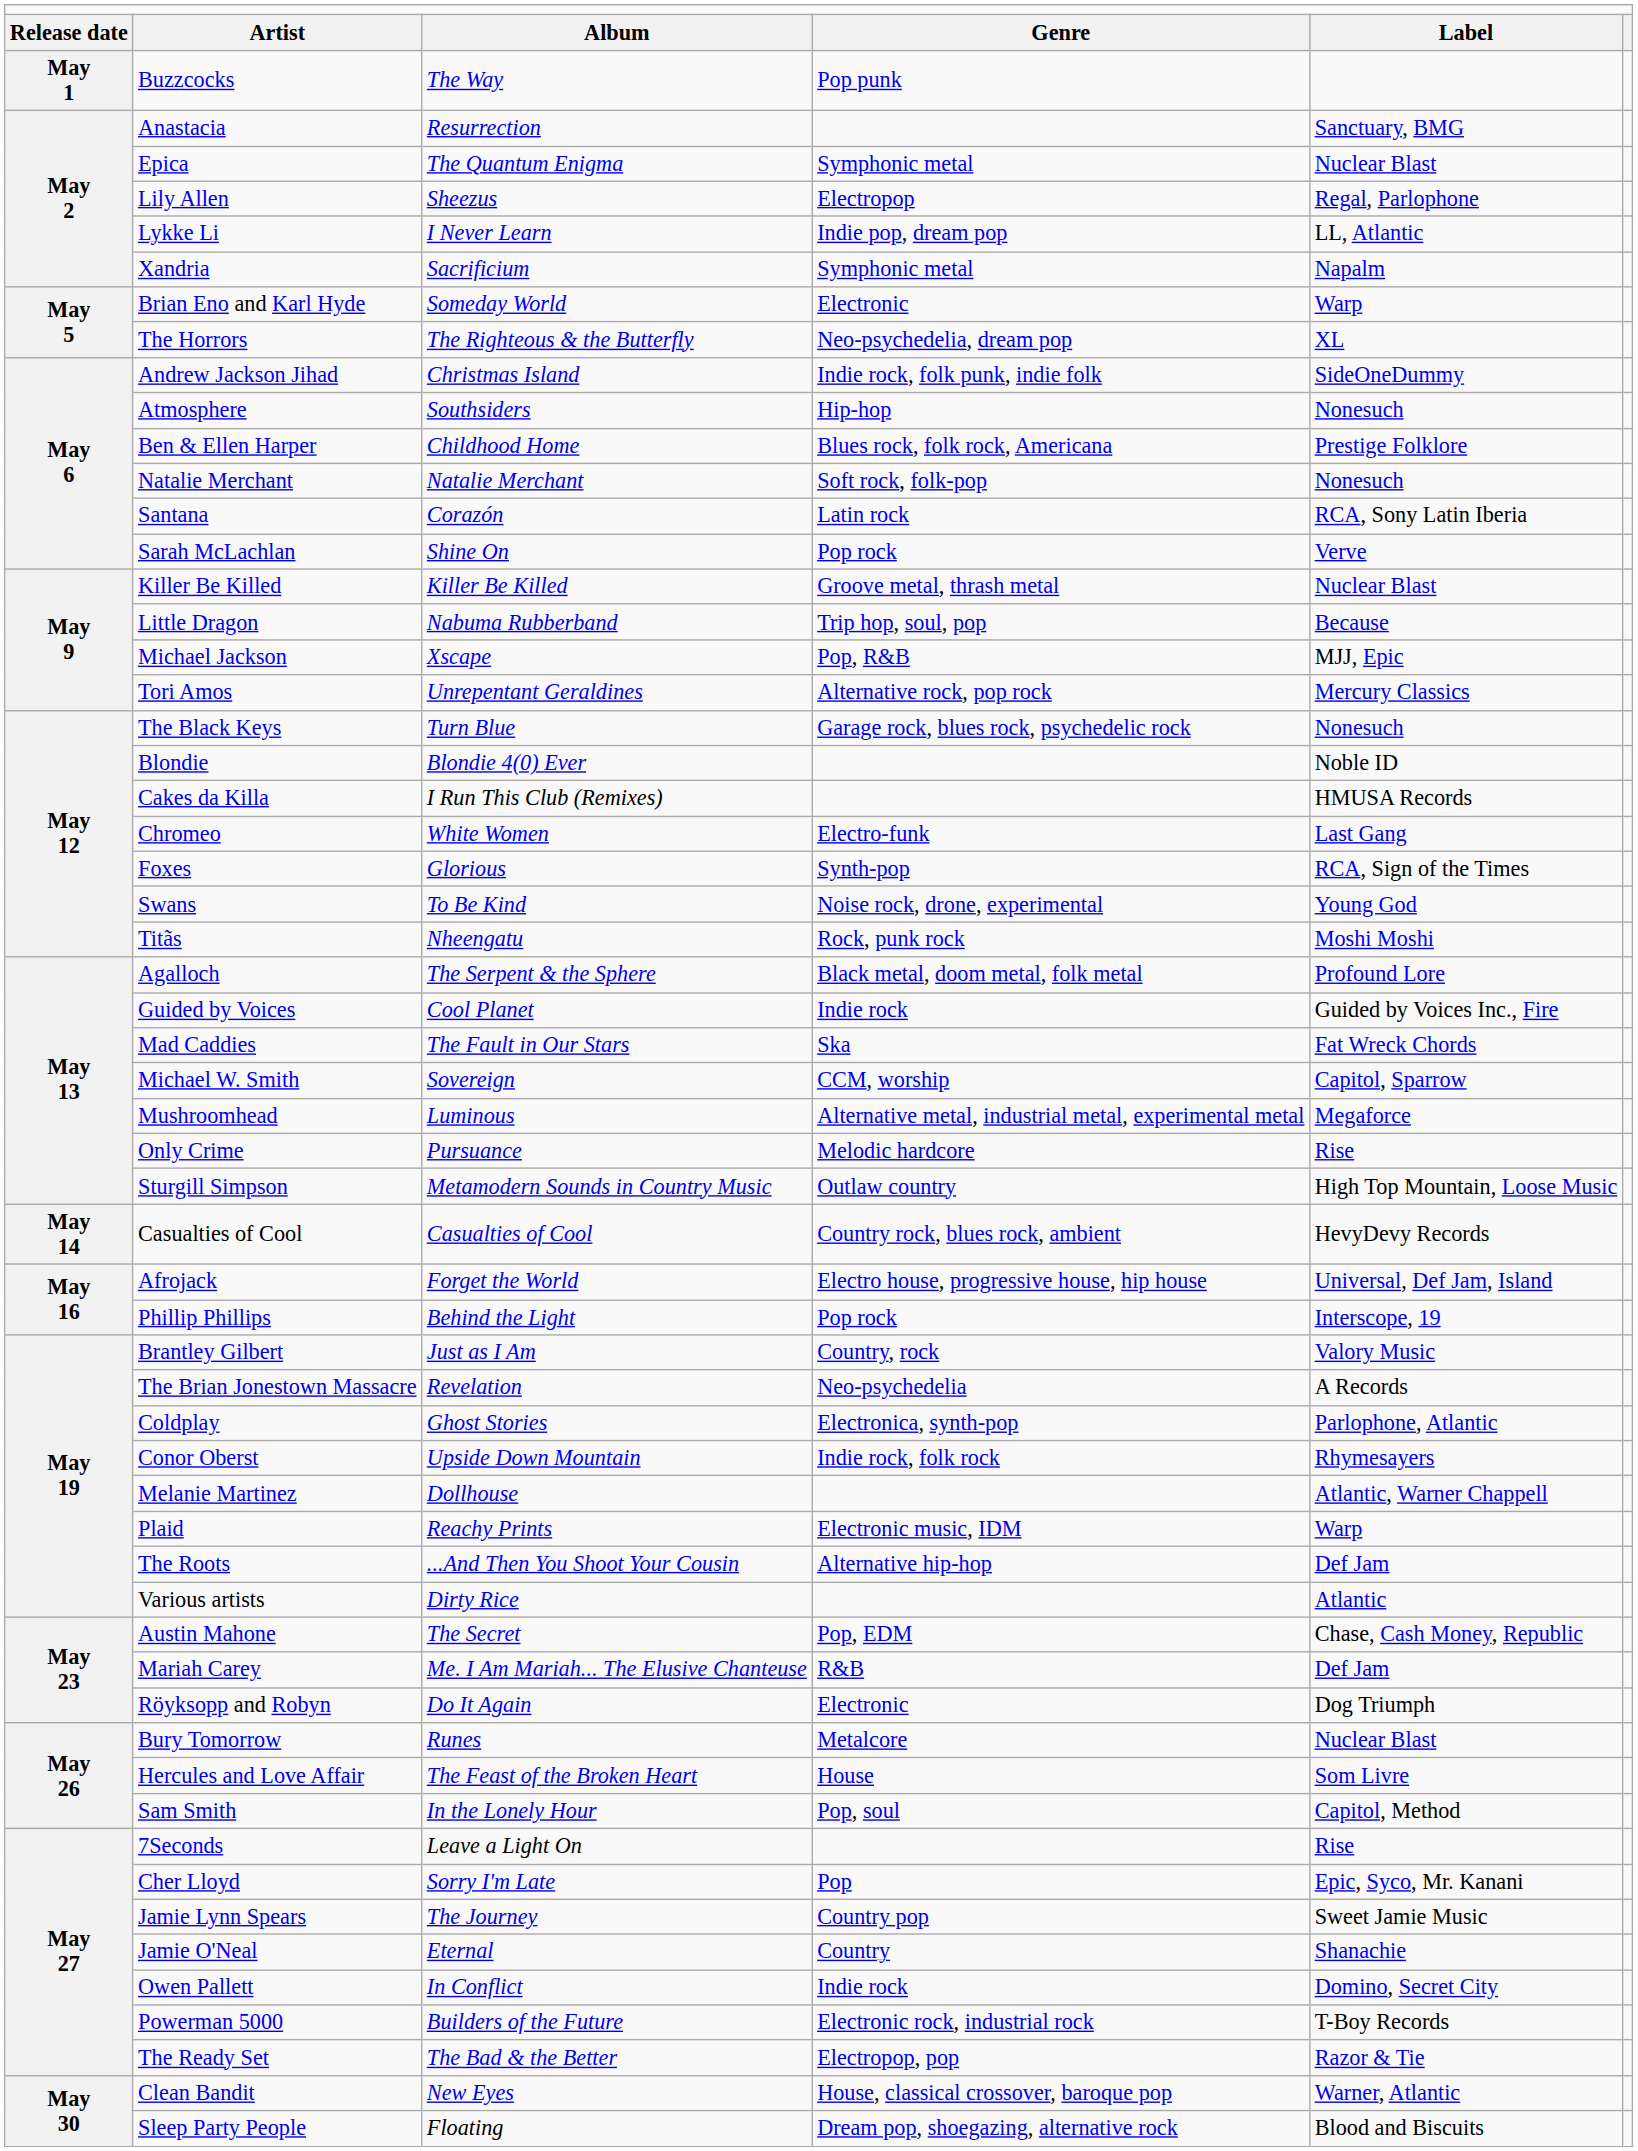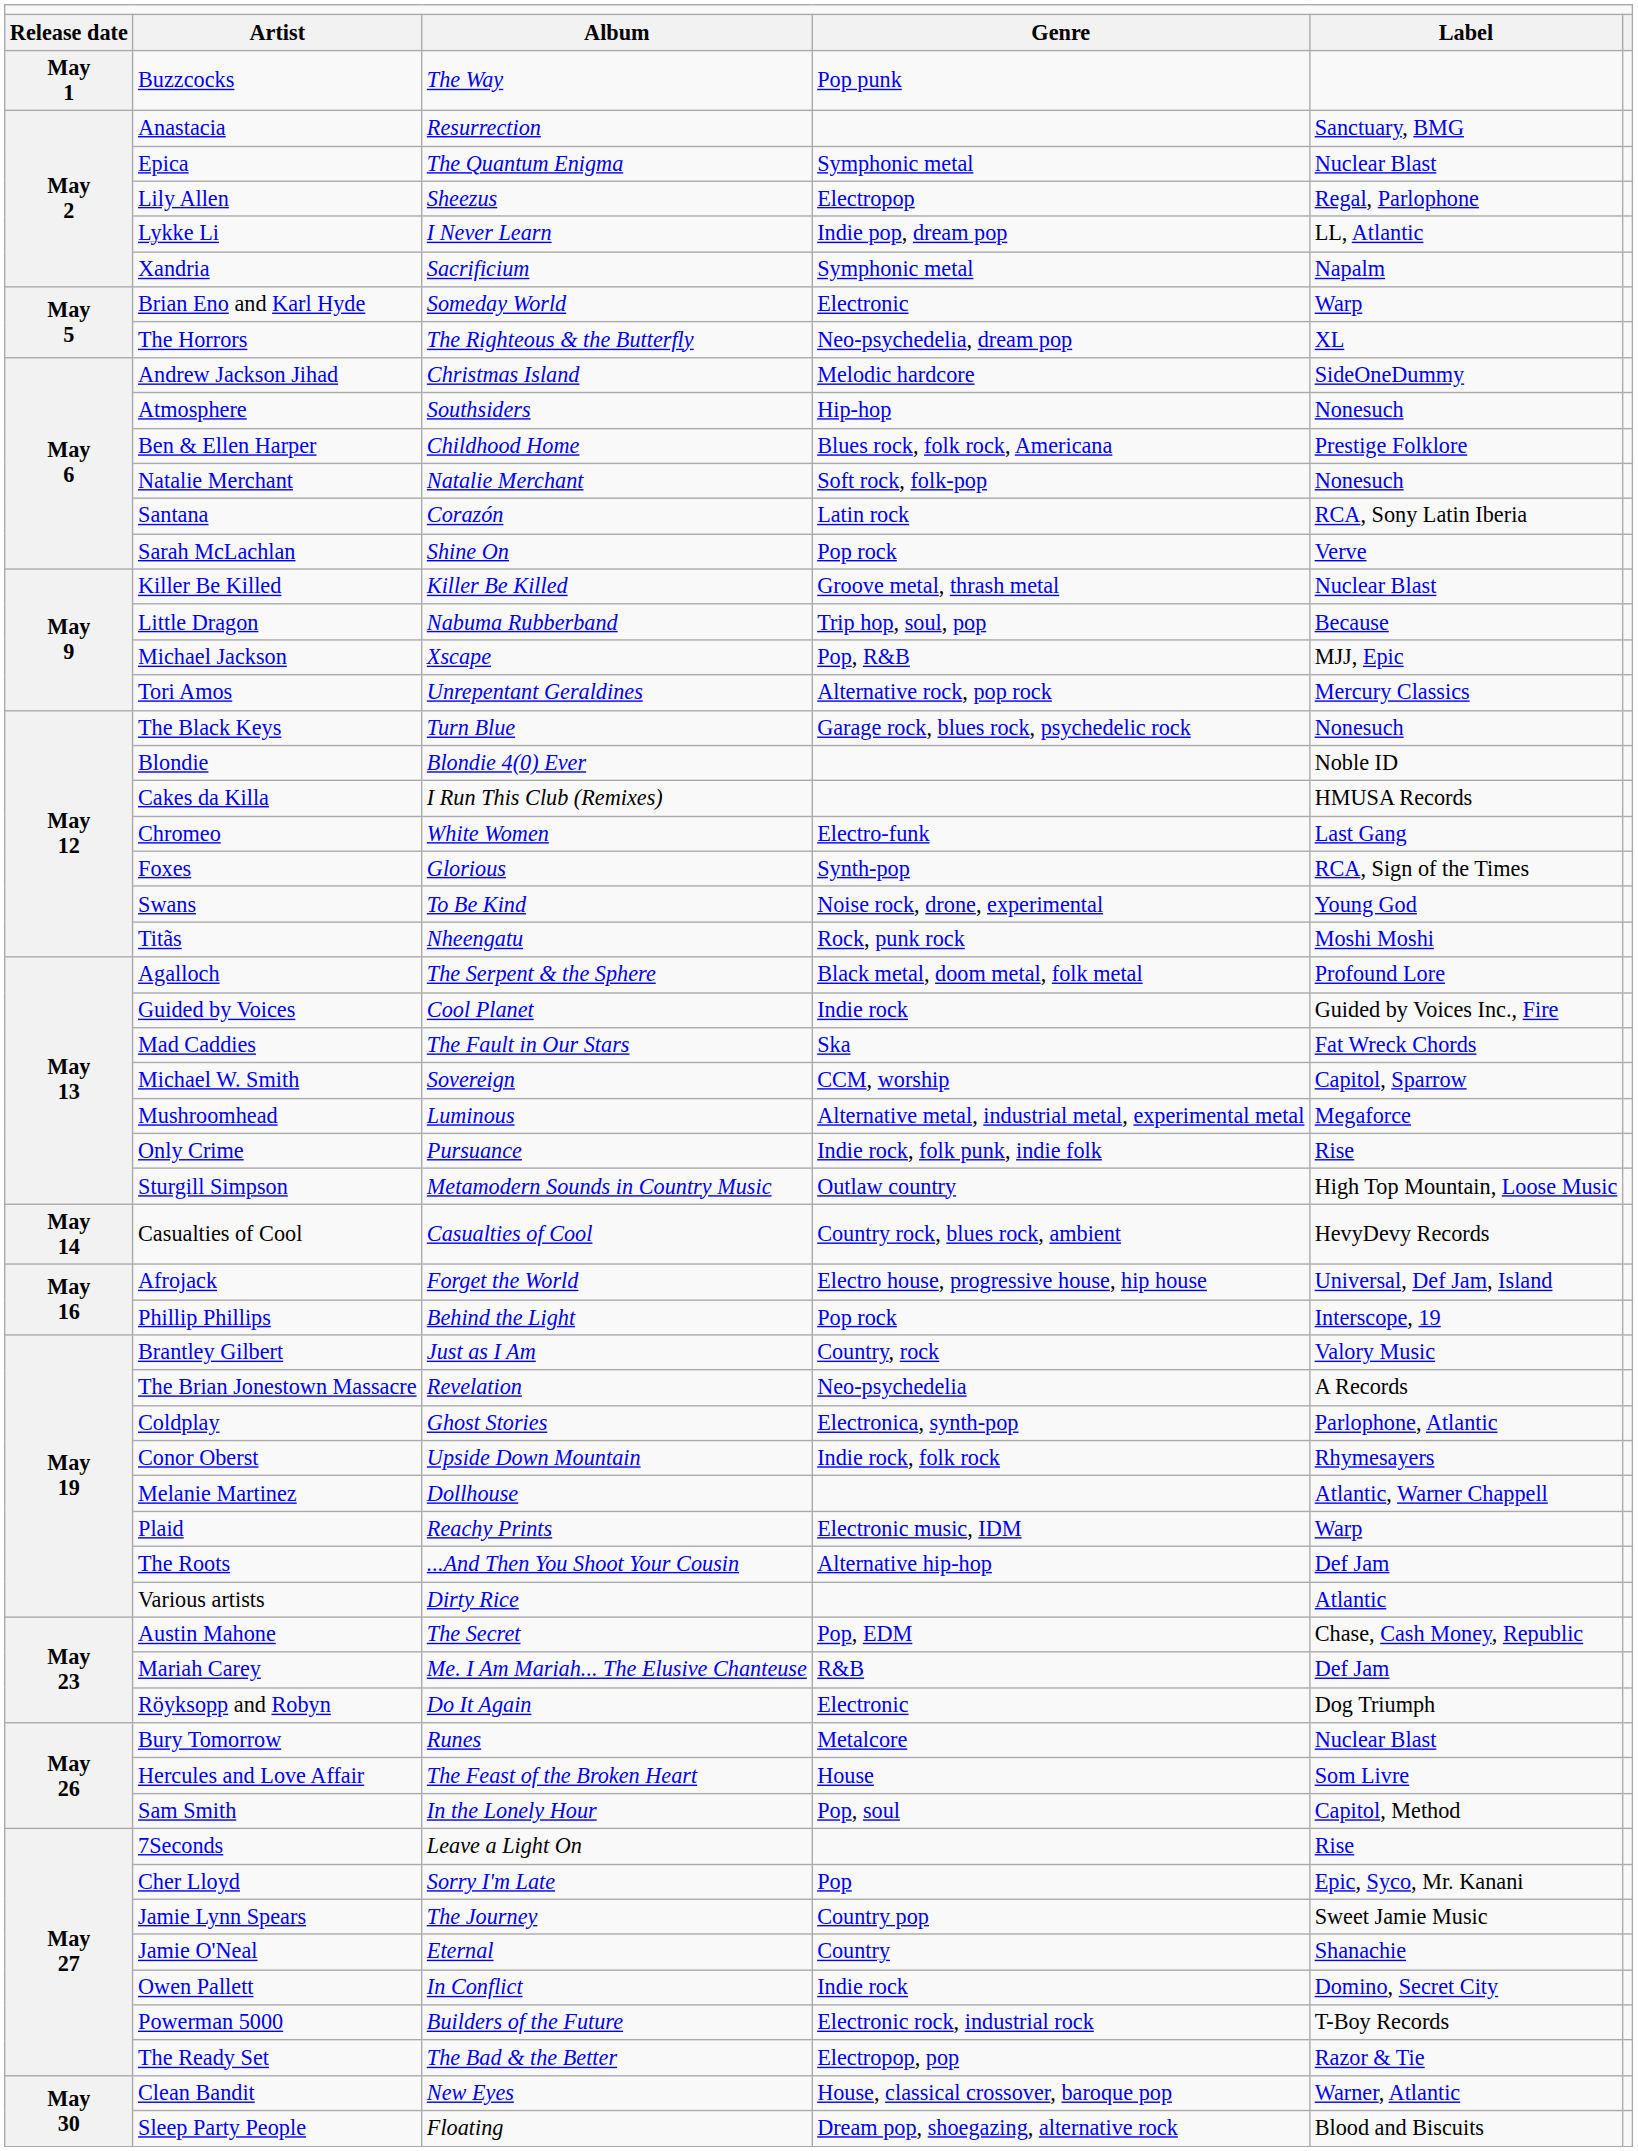(960, 374) Indie rock, folk punk, indie folk -> (896, 374) Melodic hardcore
(896, 1150) Melodic hardcore -> (960, 1150) Indie rock, folk punk, indie folk
